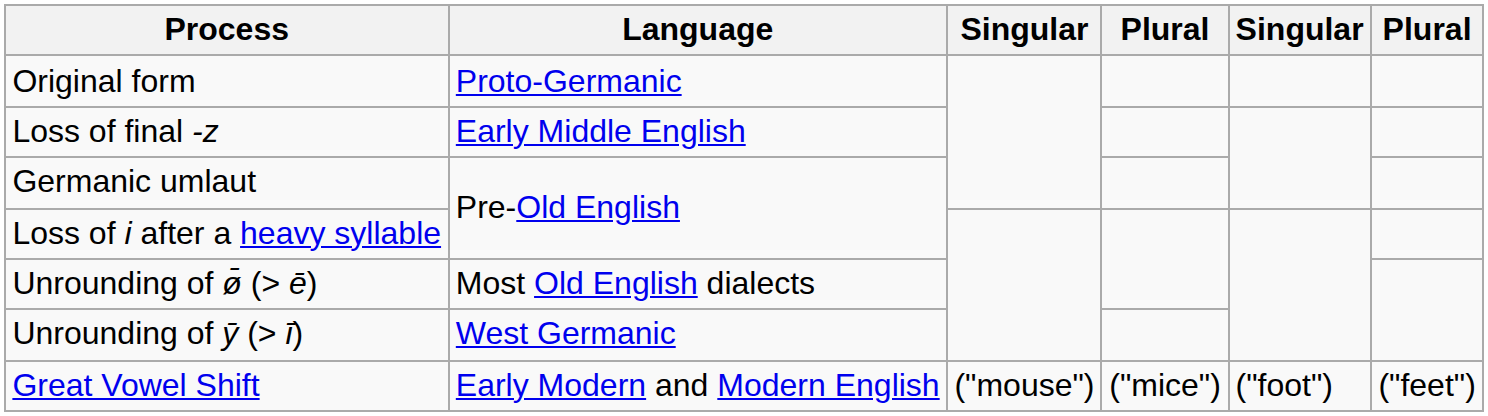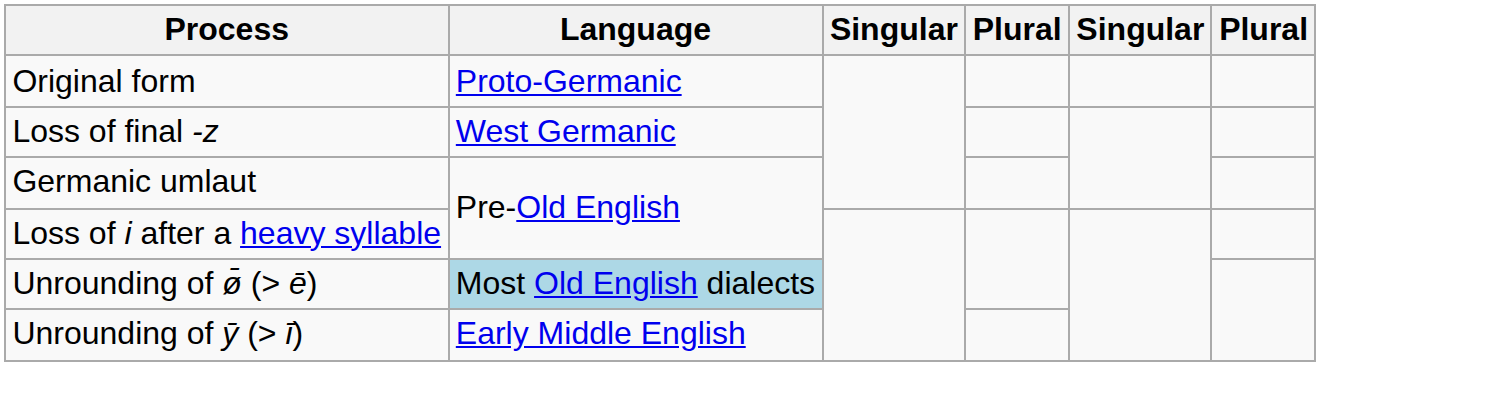(601, 131) Early Middle English -> (566, 131) West Germanic
(635, 283) no background -> (635, 283) lightblue background
(566, 334) West Germanic -> (601, 334) Early Middle English
- row: (136, 385)
